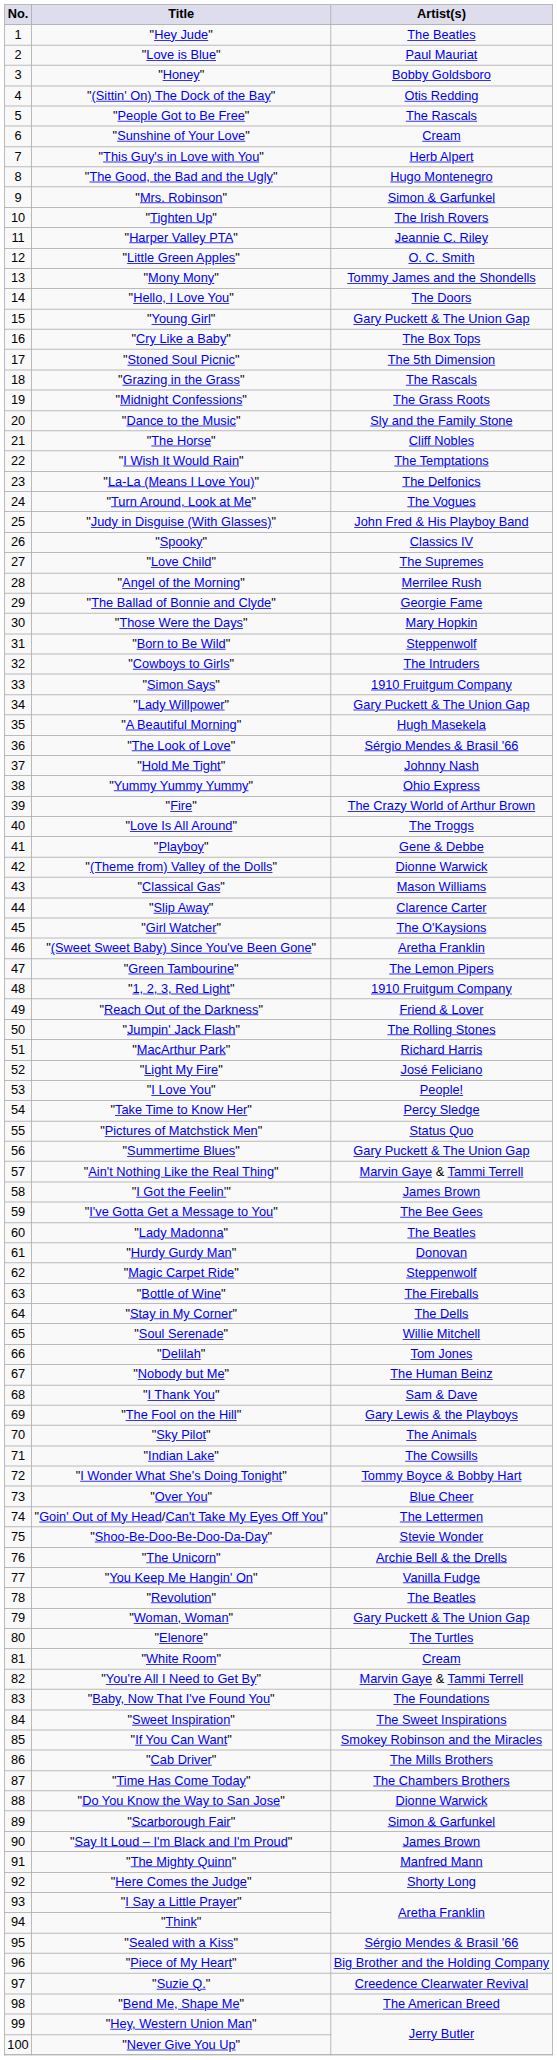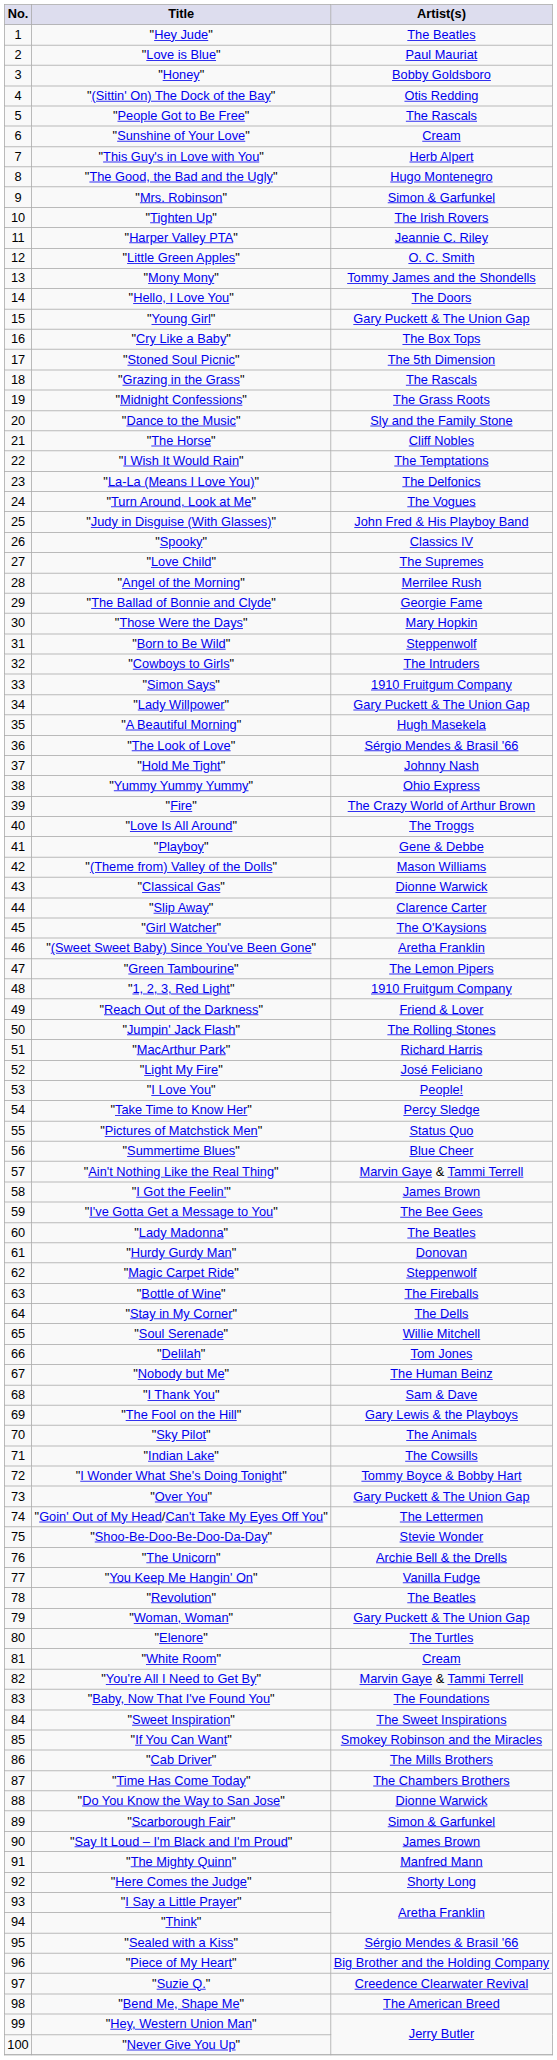(441, 867) Dionne Warwick -> (441, 867) Mason Williams
(441, 887) Mason Williams -> (441, 887) Dionne Warwick
(441, 1151) Gary Puckett & The Union Gap -> (441, 1151) Blue Cheer
(441, 1496) Blue Cheer -> (441, 1496) Gary Puckett & The Union Gap
